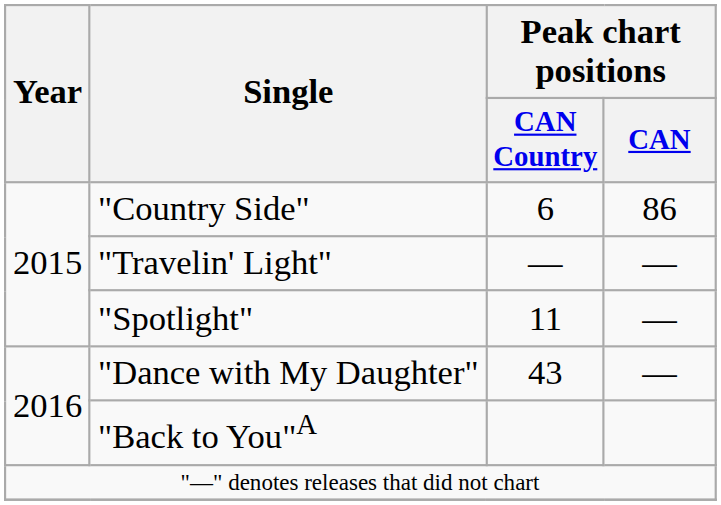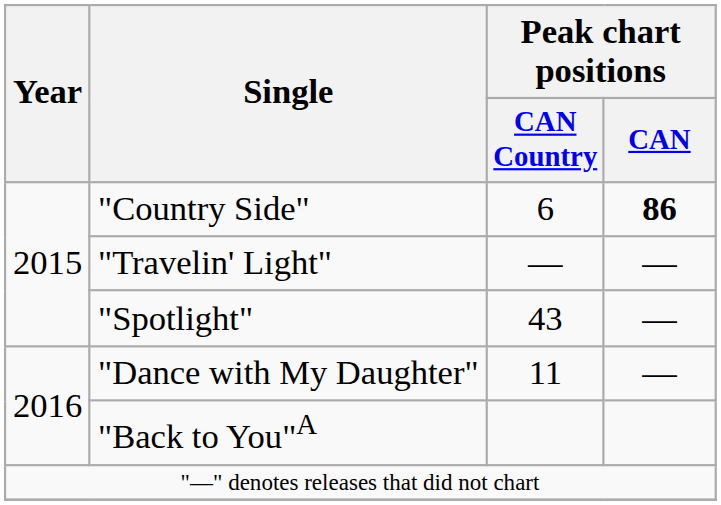(659, 208) normal -> (659, 208) bold
(545, 317) 11 -> (545, 317) 43
(545, 372) 43 -> (545, 372) 11
